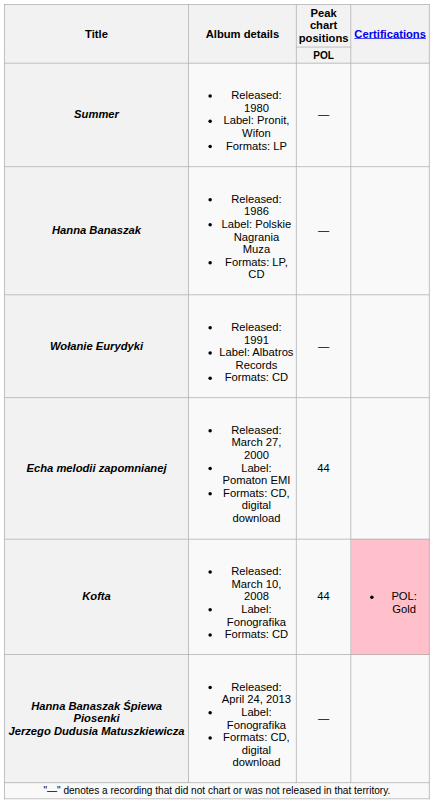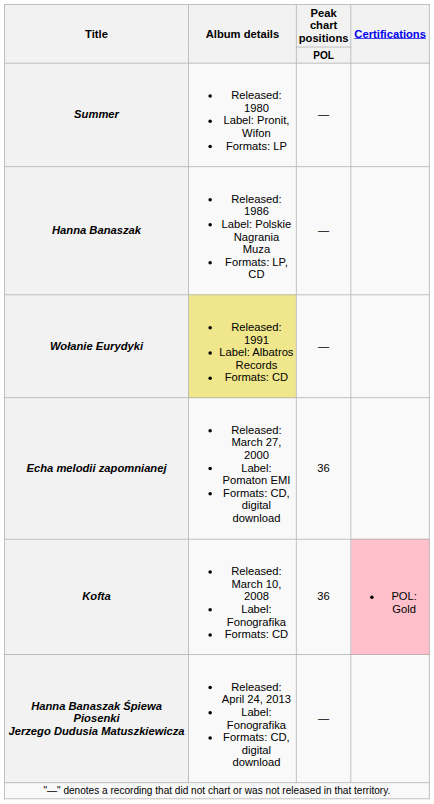(242, 353) no background -> (242, 353) khaki background
(324, 468) 44 -> (324, 468) 36
(324, 596) 44 -> (324, 596) 36
